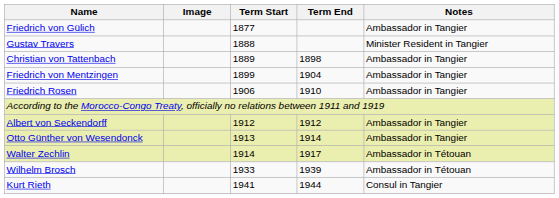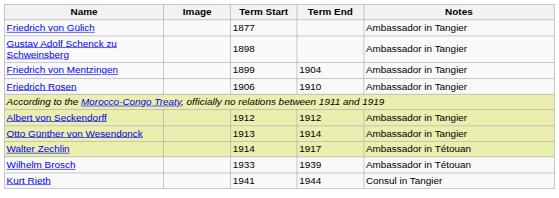- row: (40, 43)
- row: (61, 59)
+ row: (62, 49)
